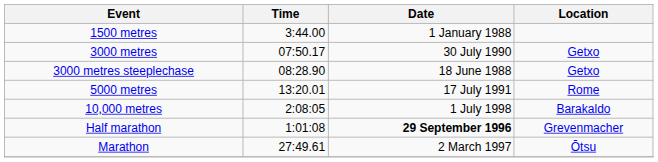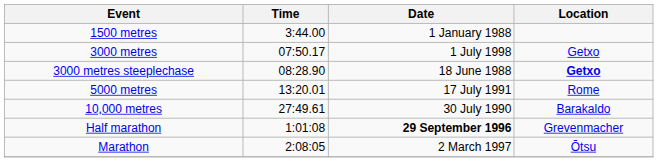(477, 52) 30 July 1990 -> (481, 52) 1 July 1998
(583, 71) normal -> (583, 71) bold
(305, 109) 2:08:05 -> (302, 109) 27:49.61
(481, 109) 1 July 1998 -> (477, 109) 30 July 1990
(302, 147) 27:49.61 -> (305, 147) 2:08:05
